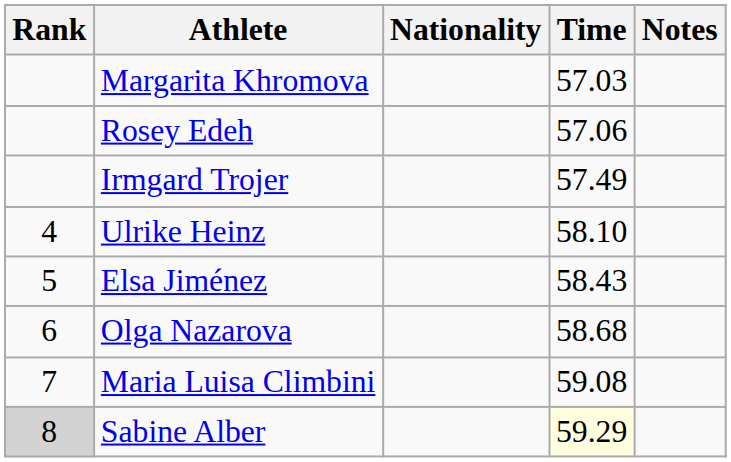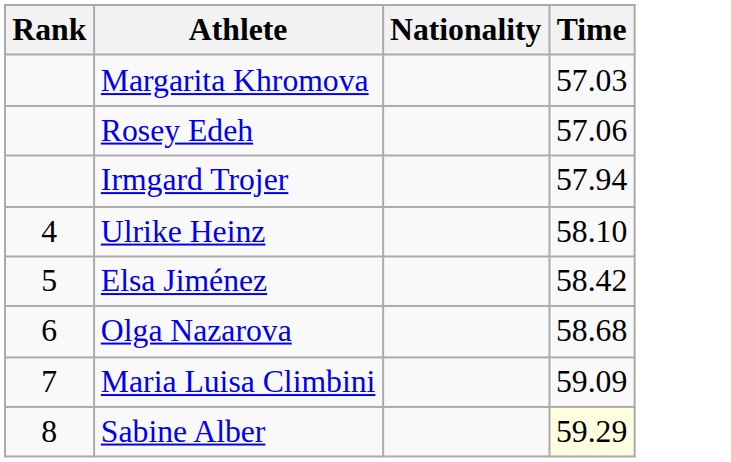- column: (680, 29)
(592, 180) 57.49 -> (592, 180) 57.94
(592, 280) 58.43 -> (592, 280) 58.42
(592, 381) 59.08 -> (592, 381) 59.09
(49, 431) lightgrey background -> (49, 431) no background
